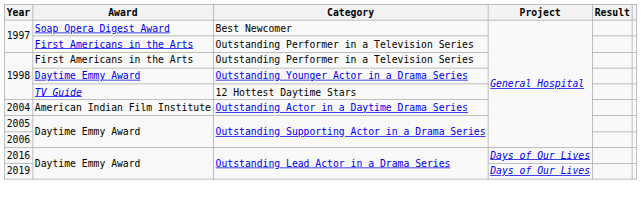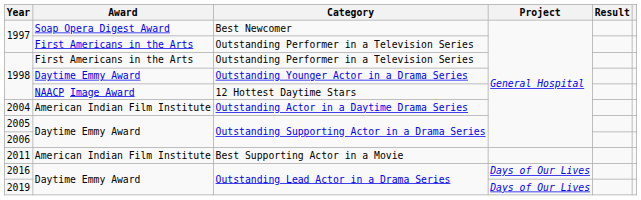(58, 92) TV Guide -> (85, 92) NAACP Image Award
+ row: (18, 155)
